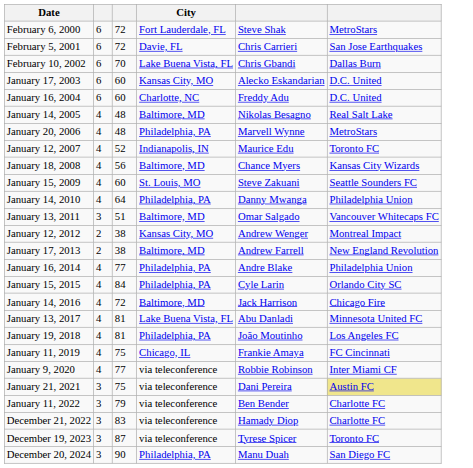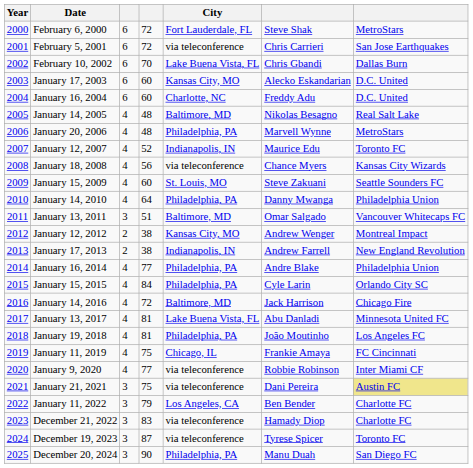+ column: (18, 13)
(161, 47) Davie, FL -> (205, 47) via teleconference
(172, 166) Baltimore, MD -> (205, 166) via teleconference
(172, 251) Baltimore, MD -> (200, 251) Indianapolis, IN
(178, 404) via teleconference -> (202, 404) Los Angeles, CA
